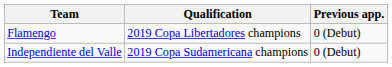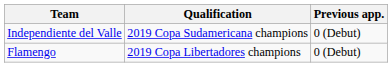rows swapped: (32, 33) <-> (64, 52)
